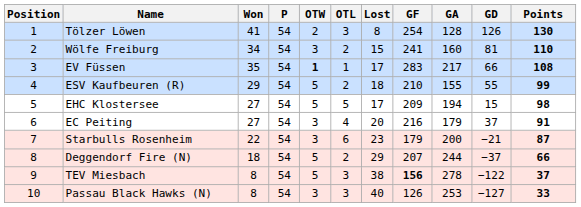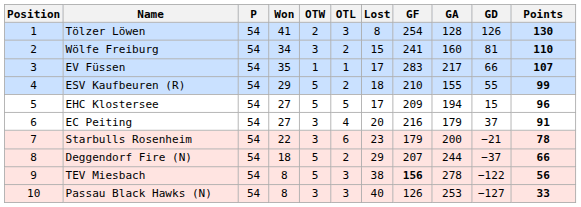columns swapped: (284, 13) <-> (254, 13)
(315, 67) bold -> (315, 67) normal
(543, 67) 108 -> (543, 67) 107
(543, 103) 98 -> (543, 103) 96
(543, 139) 87 -> (543, 139) 78
(543, 176) 37 -> (543, 176) 56
